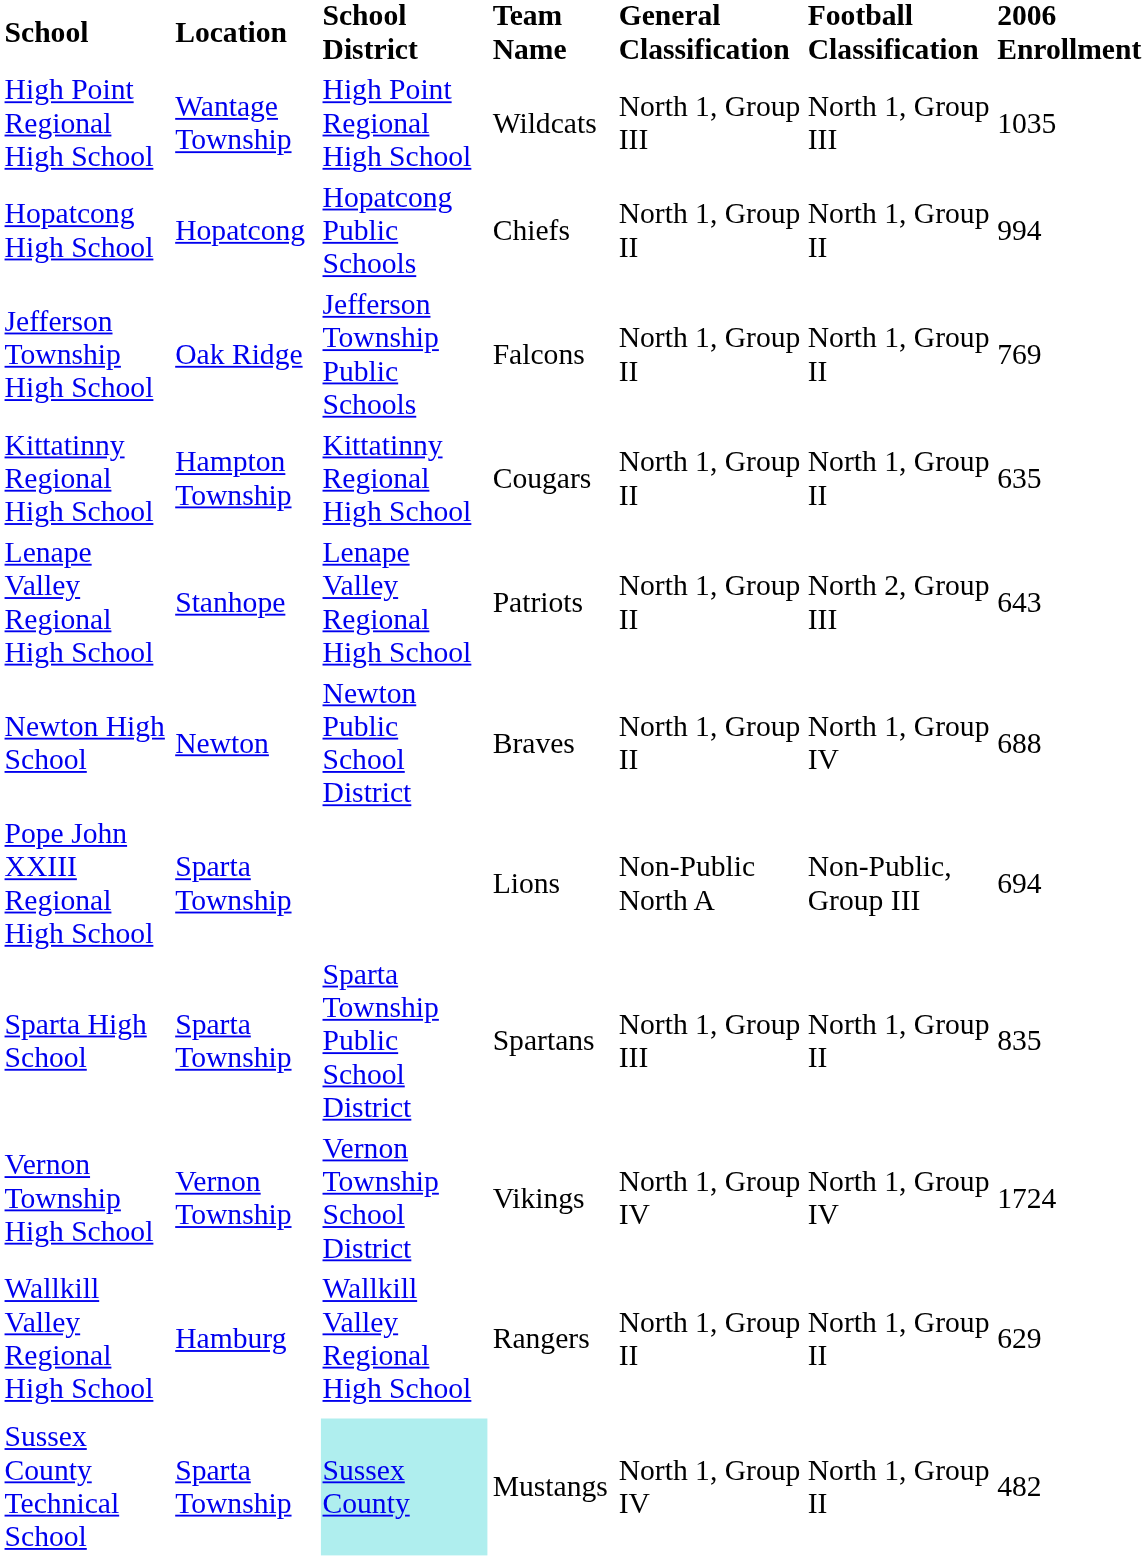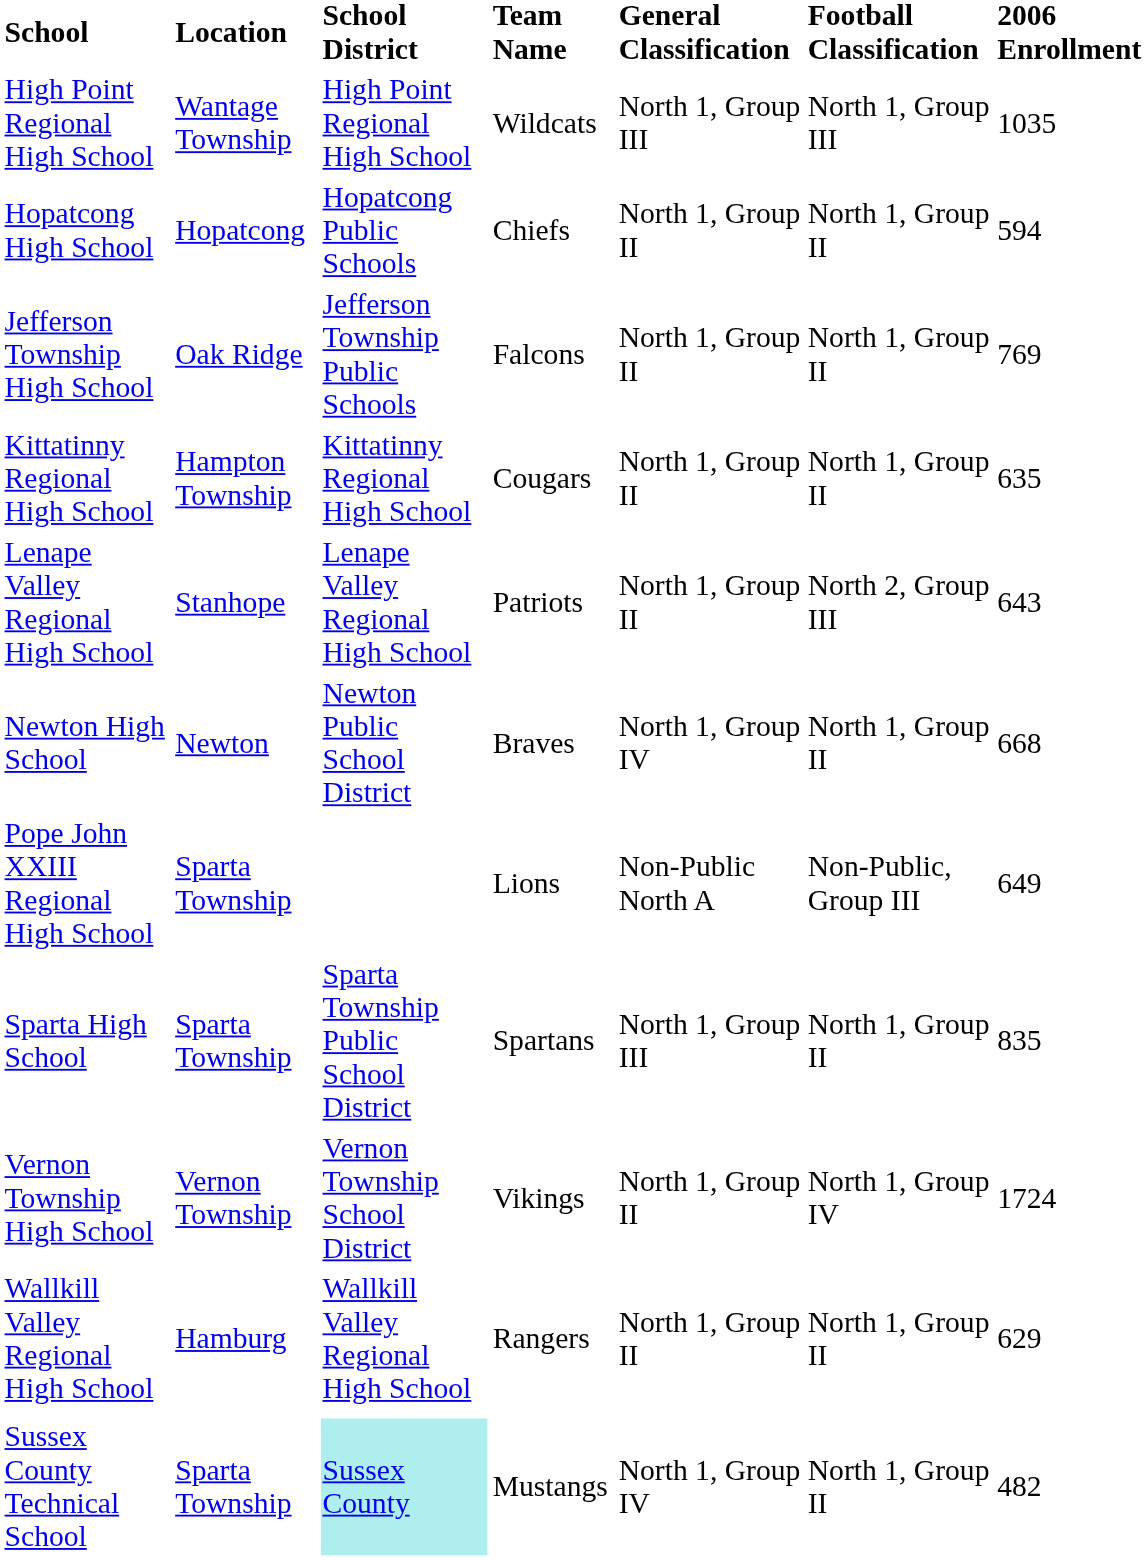(1019, 230) 994 -> (1019, 230) 594
(710, 742) North 1, Group II -> (710, 742) North 1, Group IV
(899, 742) North 1, Group IV -> (899, 742) North 1, Group II
(1019, 742) 688 -> (1019, 742) 668
(1019, 883) 694 -> (1019, 883) 649
(710, 1197) North 1, Group IV -> (710, 1197) North 1, Group II
